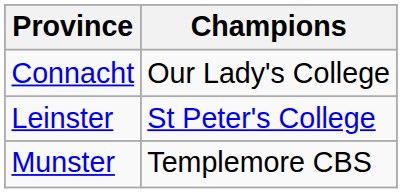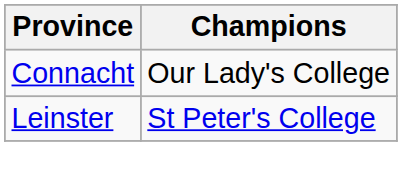- row: (63, 163)
